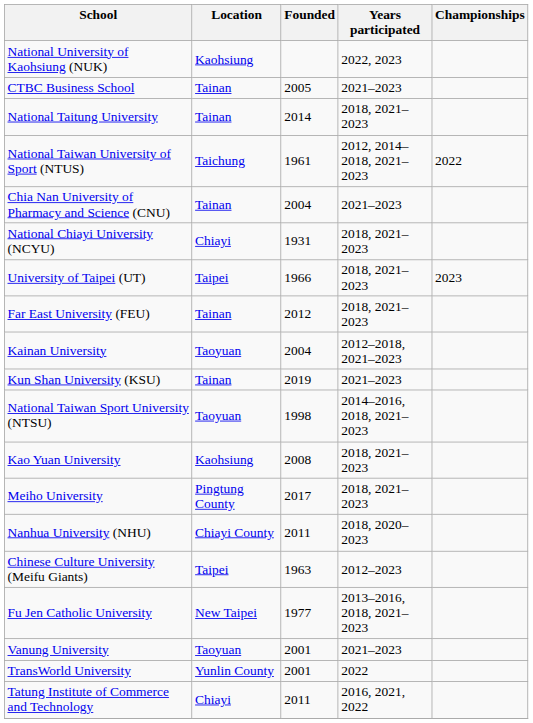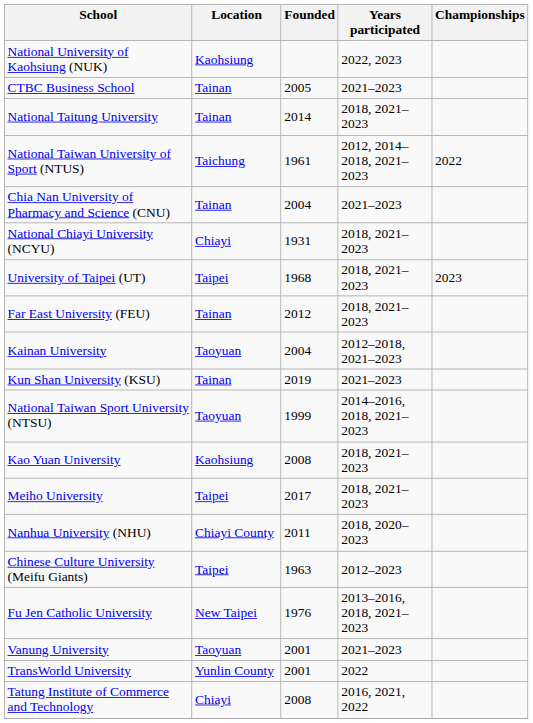(298, 277) 1966 -> (298, 277) 1968
(298, 415) 1998 -> (298, 415) 1999
(219, 496) Pingtung County -> (212, 496) Taipei
(298, 613) 1977 -> (298, 613) 1976
(297, 699) 2011 -> (298, 699) 2008
